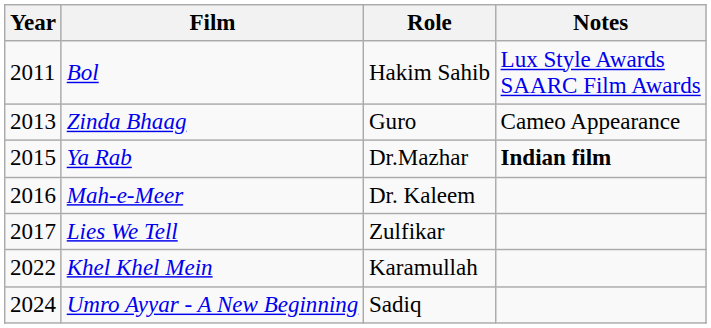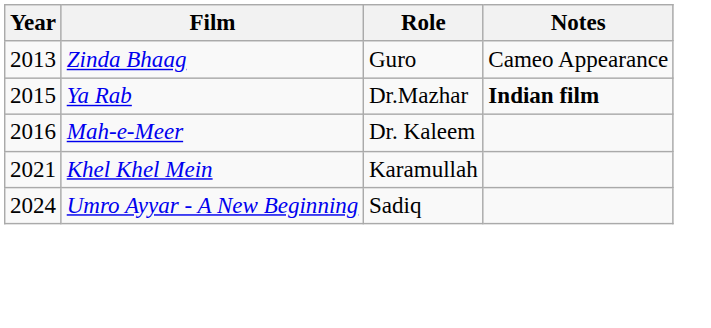- row: (83, 72)
- row: (122, 231)
(33, 267) 2022 -> (33, 168) 2021
